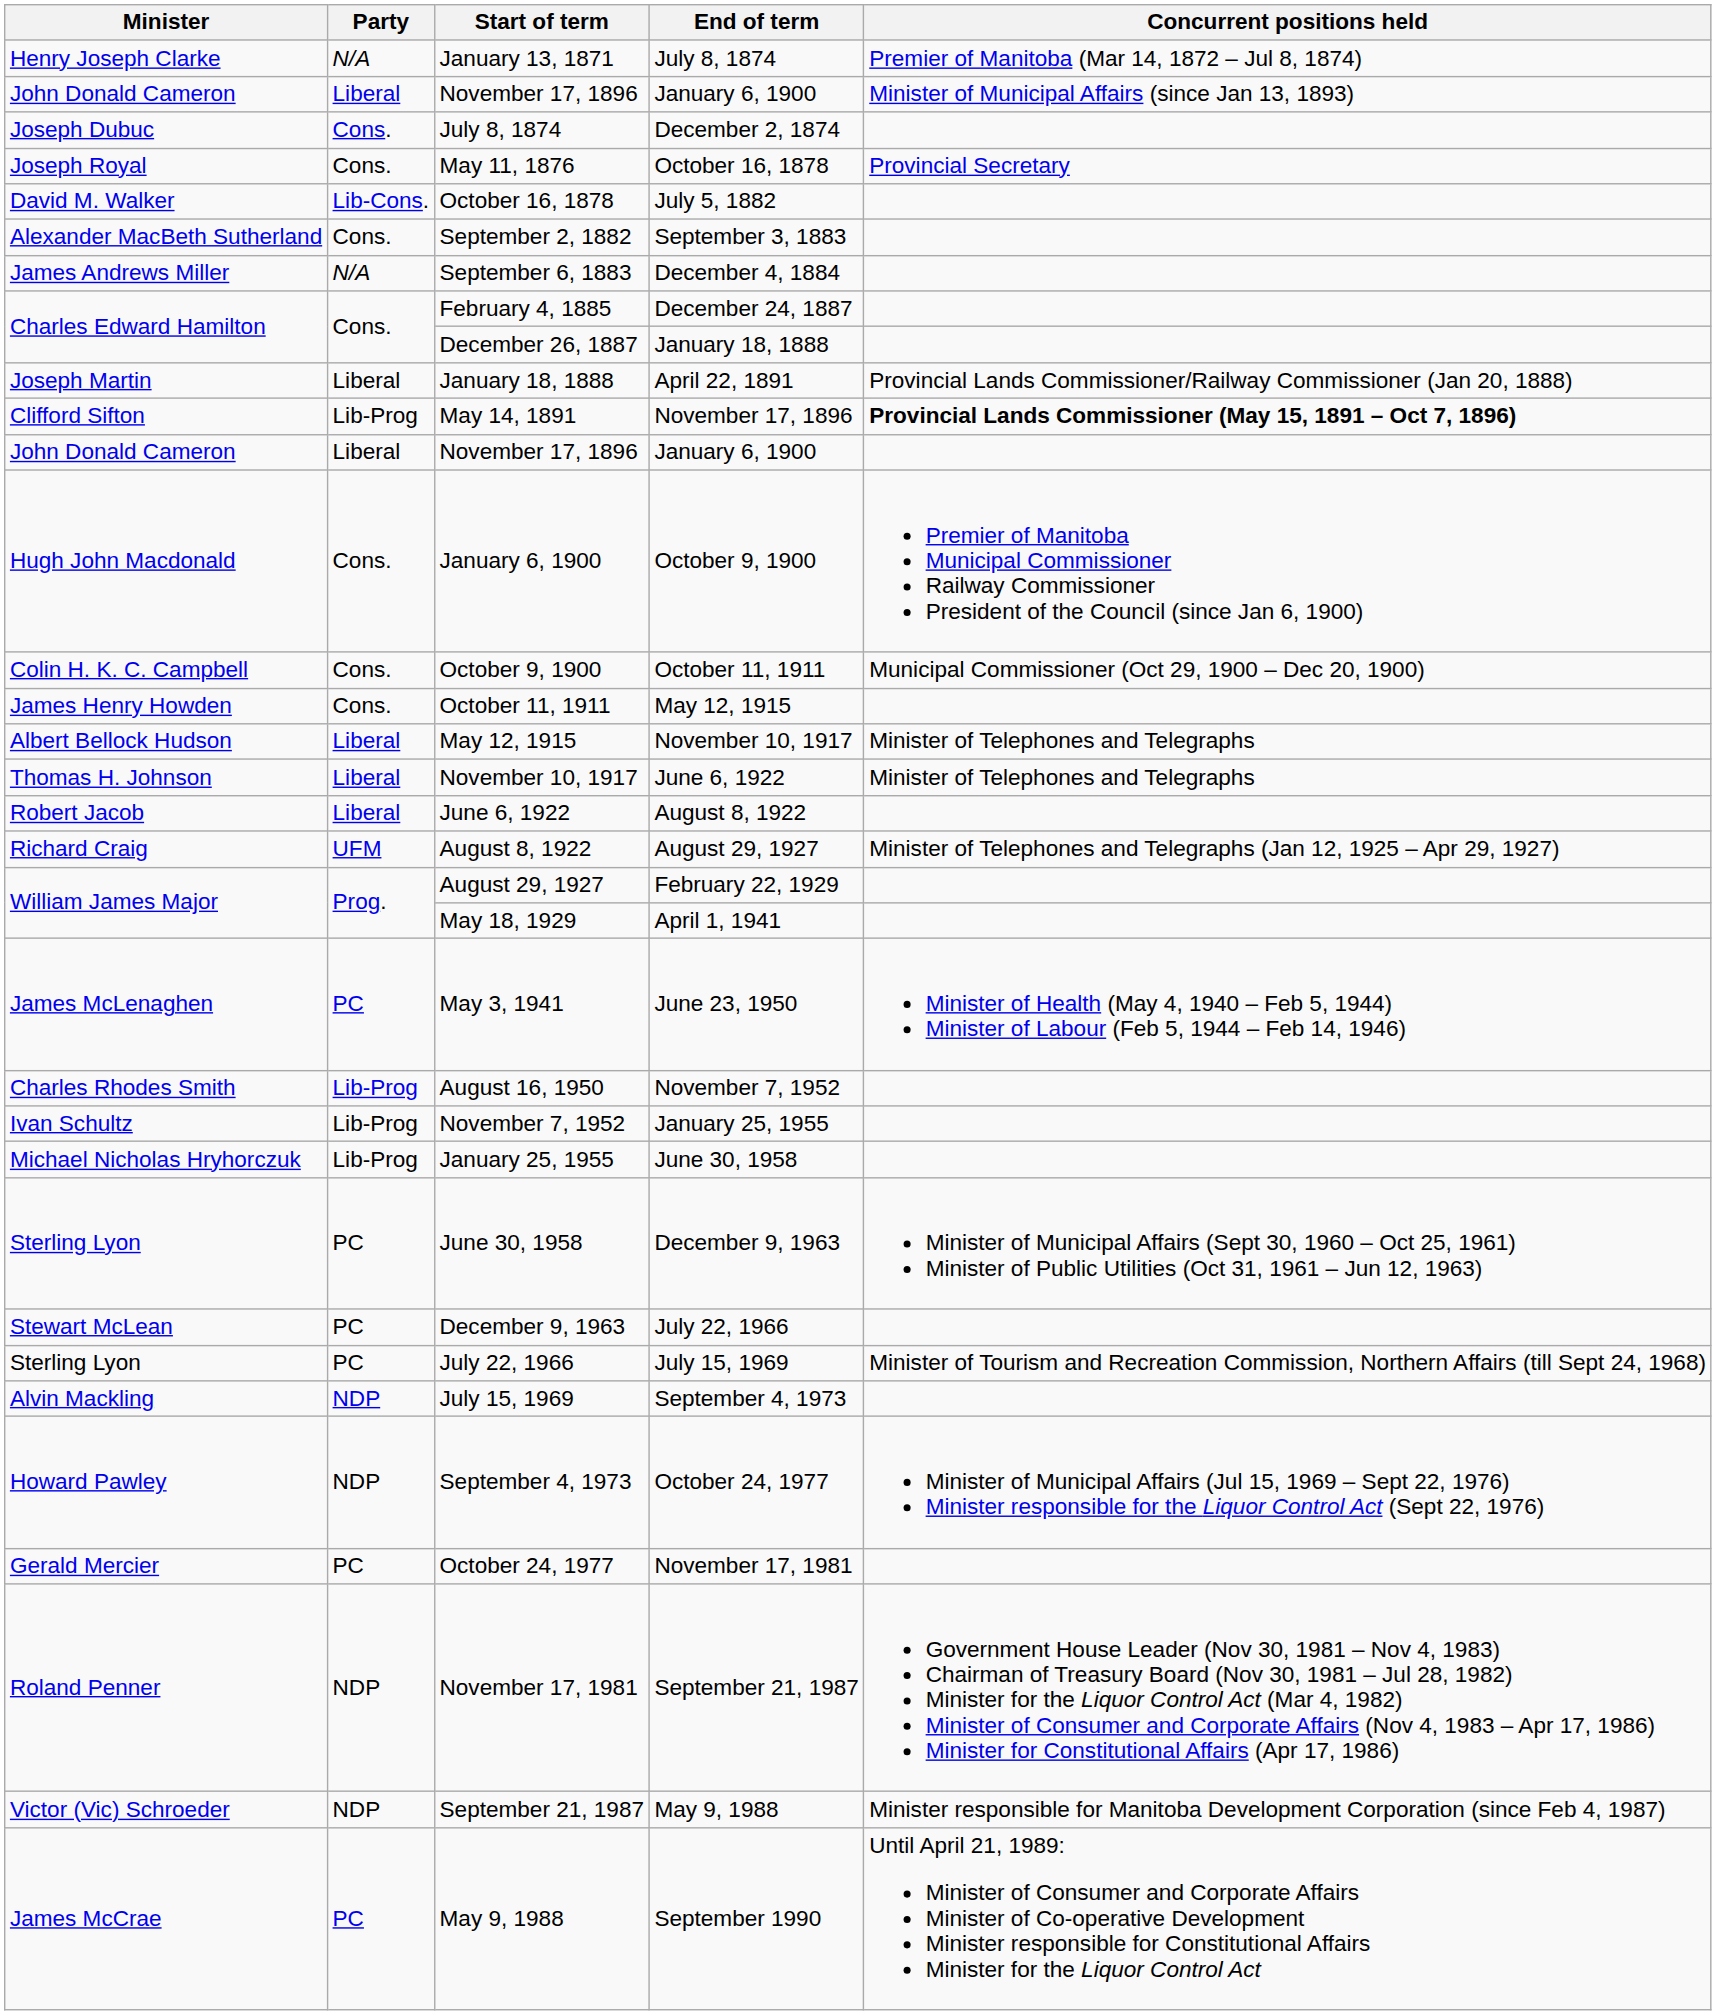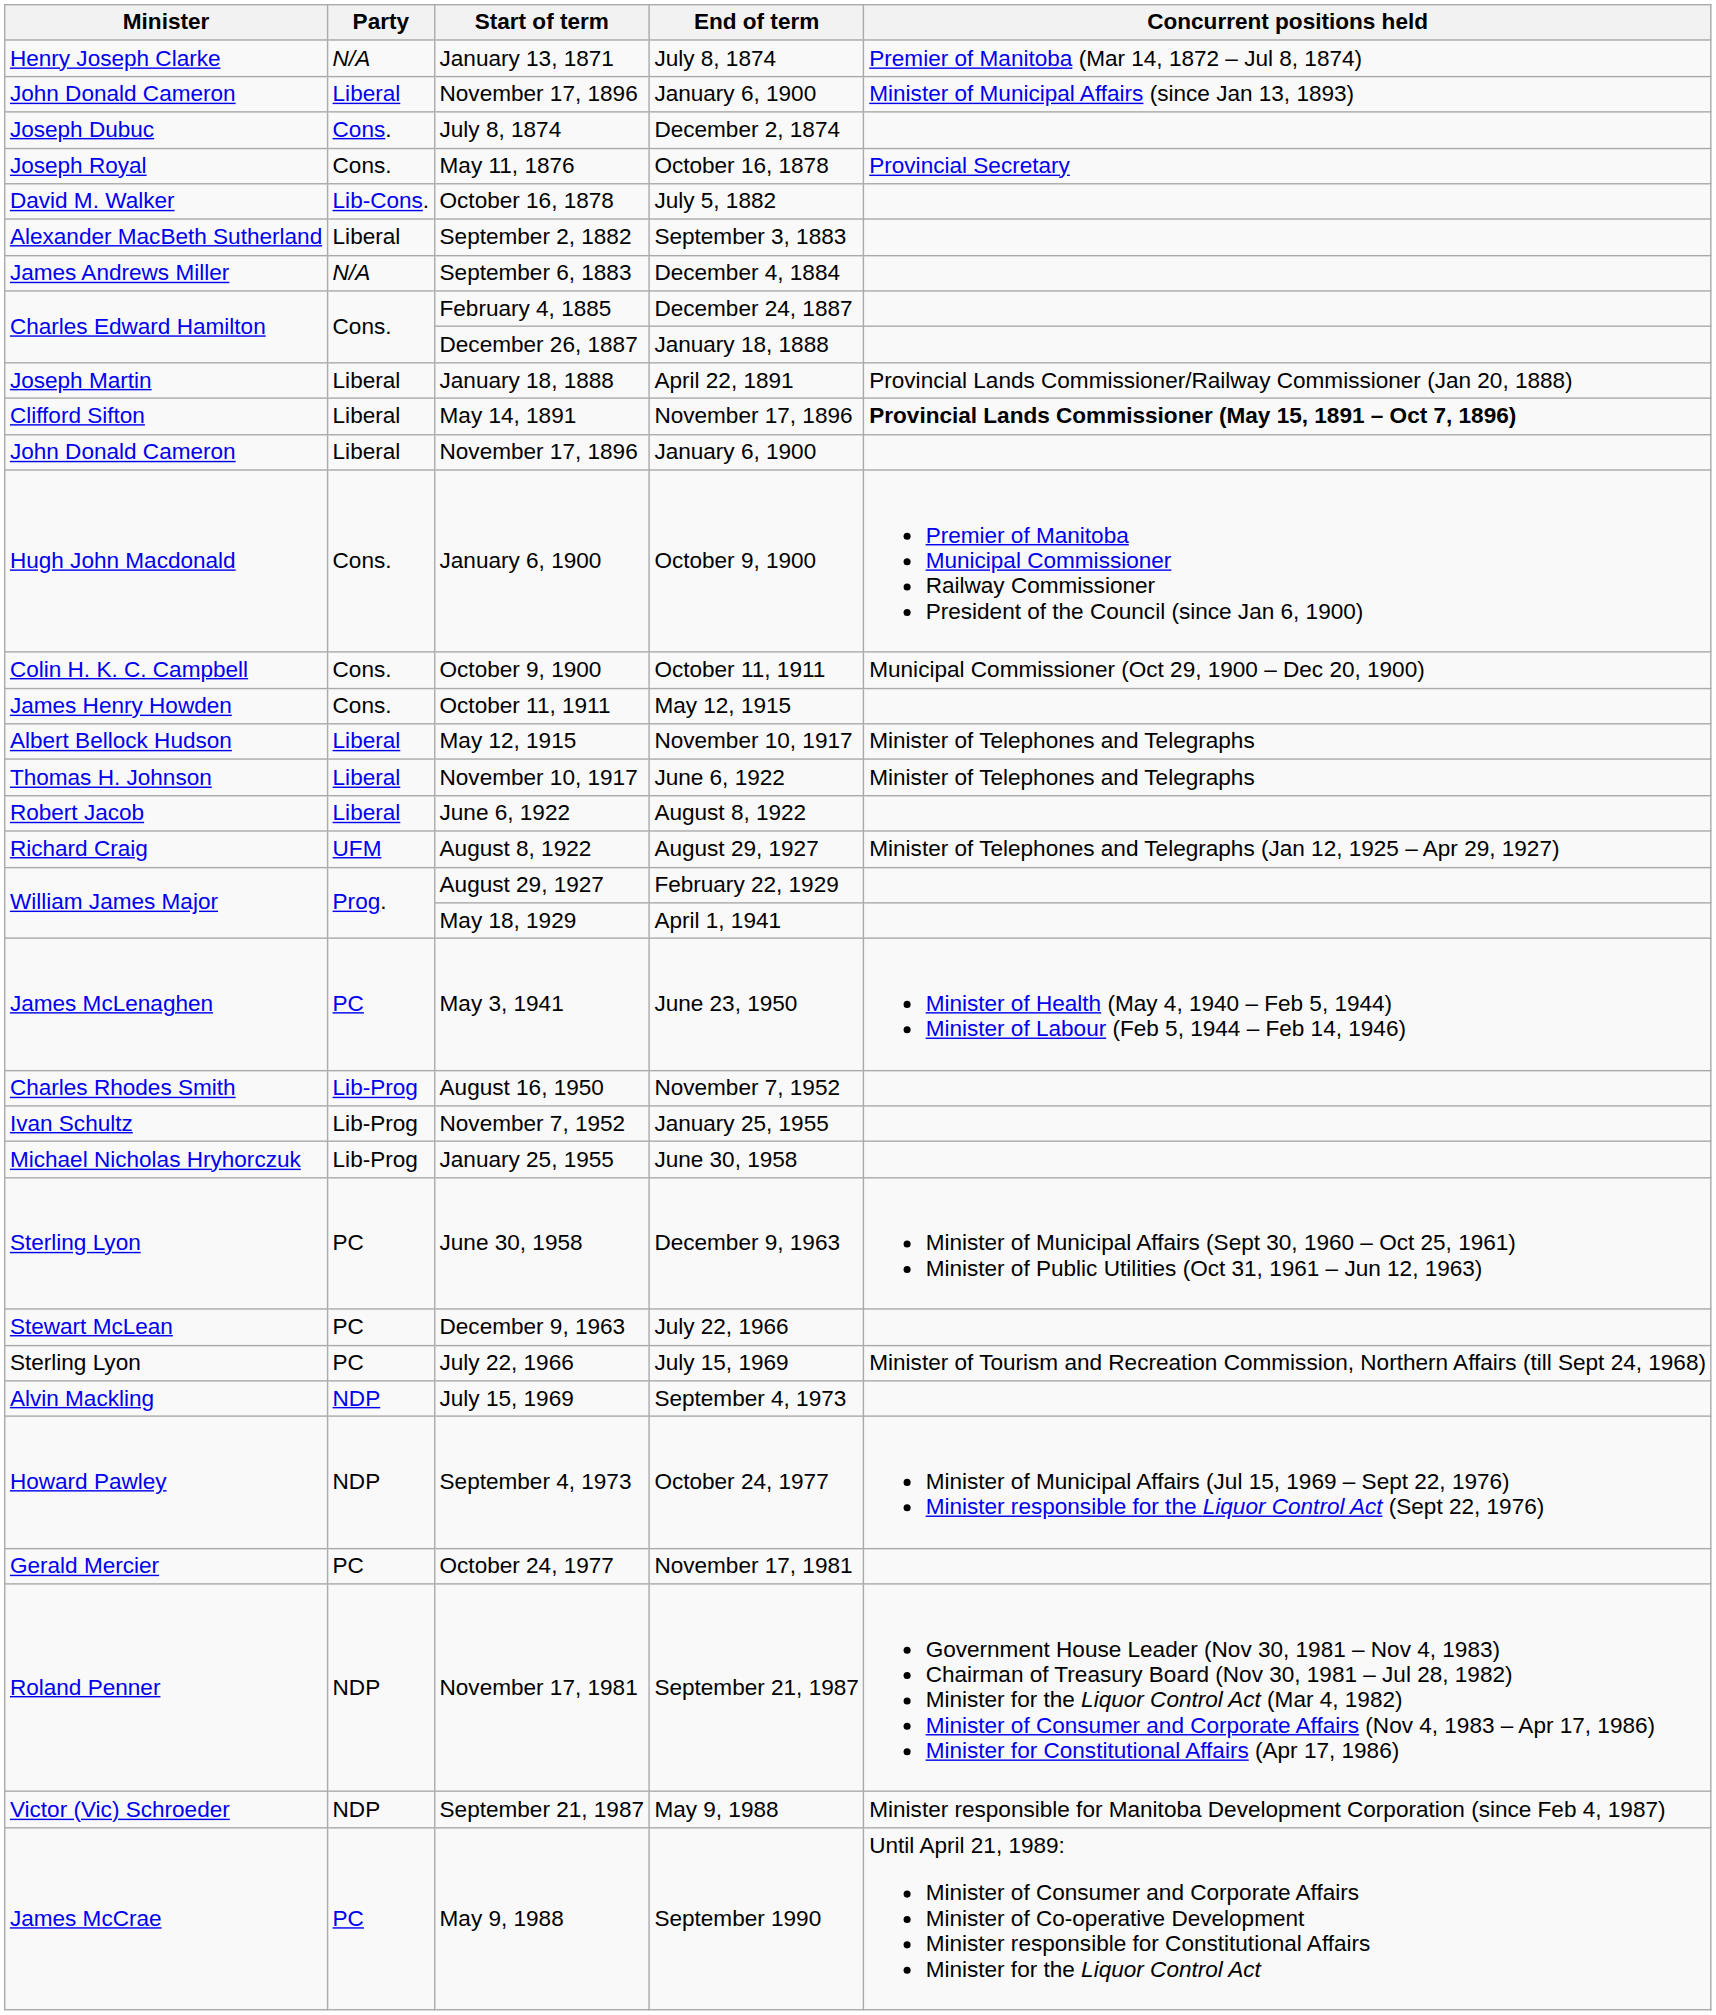(362, 237) Cons. -> (366, 237) Liberal
(375, 415) Lib-Prog -> (366, 415) Liberal
